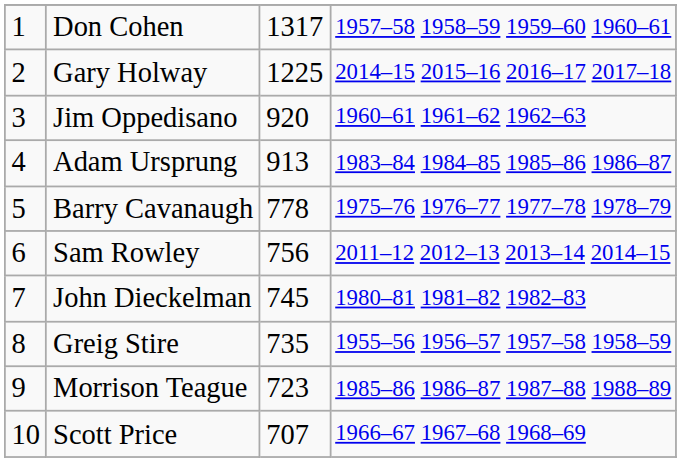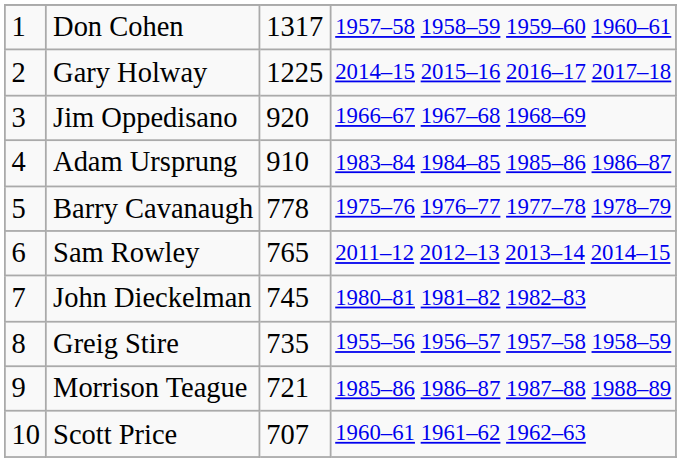(461, 117) 1960–61 1961–62 1962–63 -> (461, 117) 1966–67 1967–68 1968–69
(288, 162) 913 -> (288, 162) 910
(288, 252) 756 -> (288, 252) 765
(288, 388) 723 -> (288, 388) 721
(461, 433) 1966–67 1967–68 1968–69 -> (461, 433) 1960–61 1961–62 1962–63
